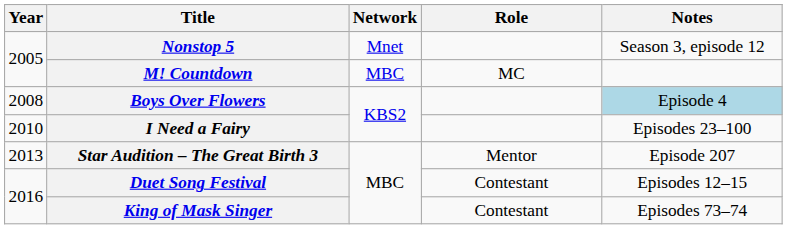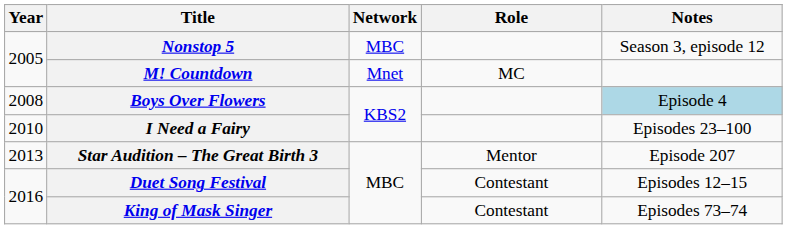(385, 45) Mnet -> (385, 45) MBC
(385, 73) MBC -> (385, 73) Mnet
